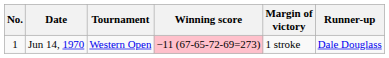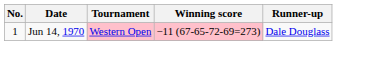- column: (289, 20)
(120, 44) no background -> (120, 31) pink background
